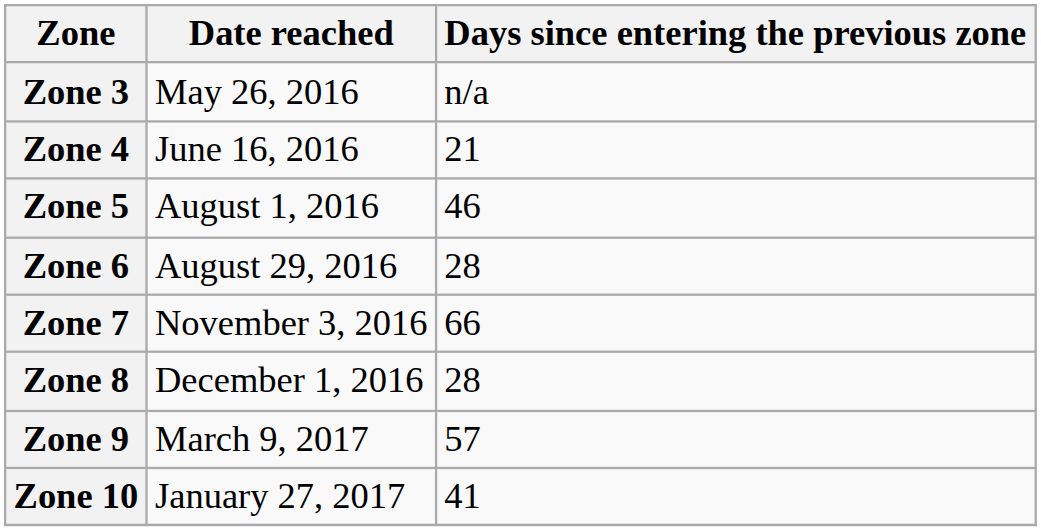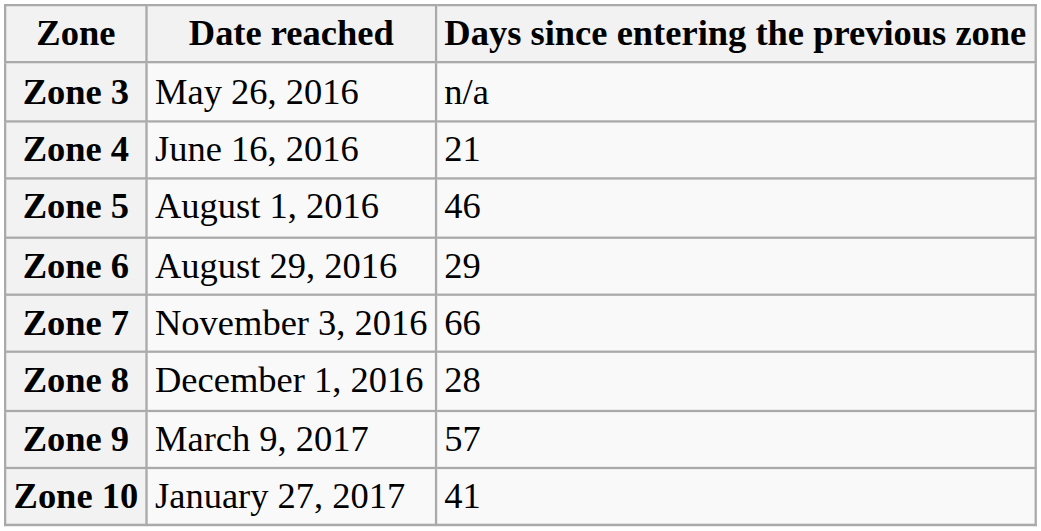(463, 264) 28 -> (463, 264) 29
